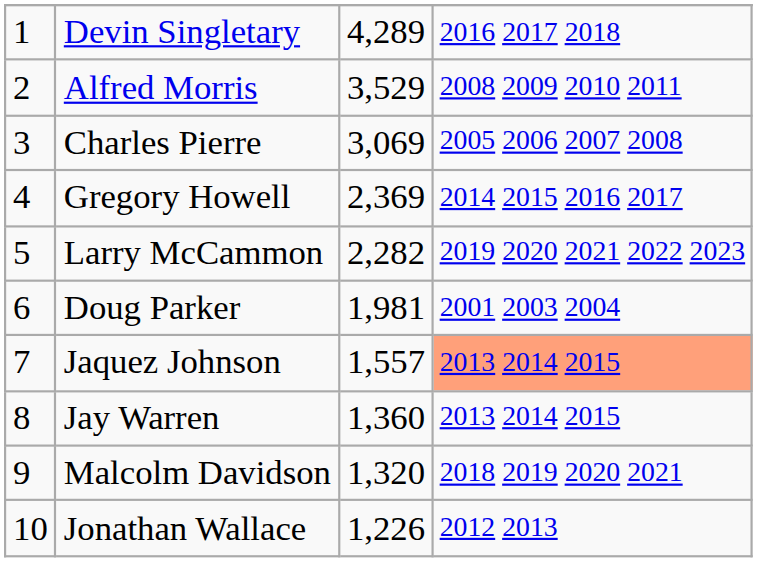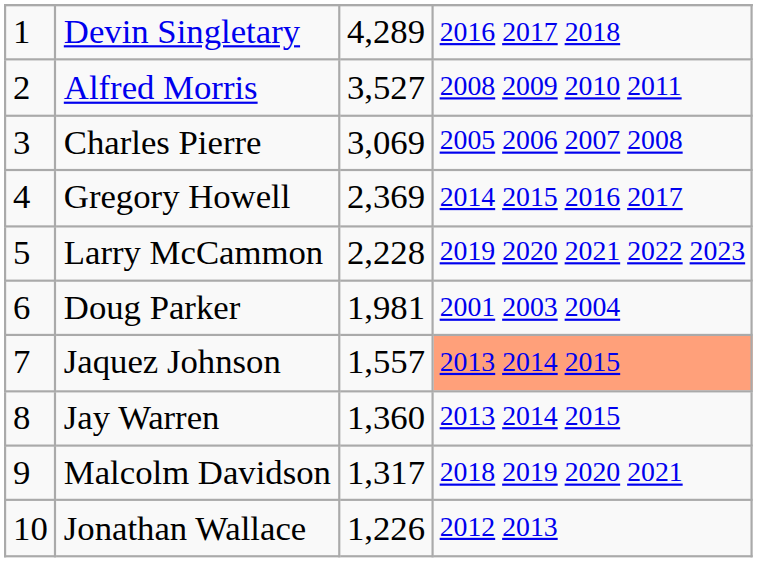(386, 87) 3,529 -> (386, 87) 3,527
(386, 252) 2,282 -> (386, 252) 2,228
(386, 472) 1,320 -> (386, 472) 1,317
